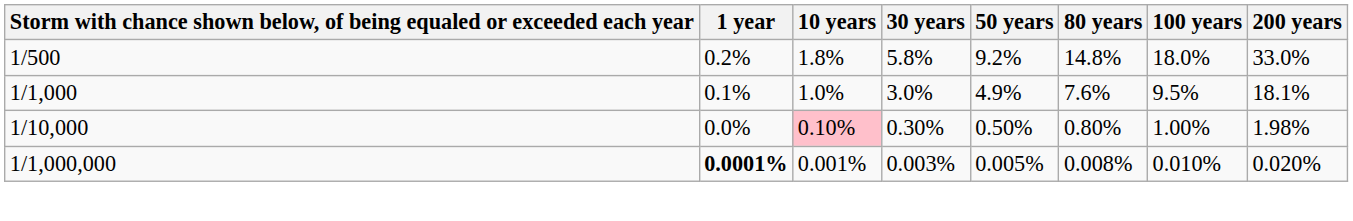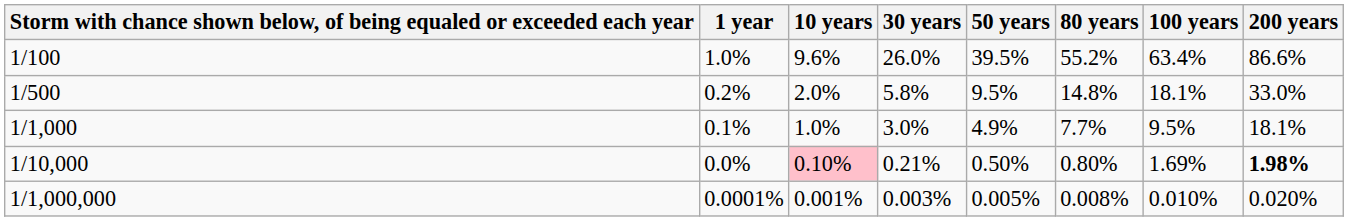+ row: (35, 57)
(821, 57) 1.8% -> (817, 92) 2.0%
(998, 57) 9.2% -> (995, 92) 9.5%
(1181, 57) 18.0% -> (1178, 92) 18.1%
(1087, 92) 7.6% -> (1083, 127) 7.7%
(915, 127) 0.30% -> (911, 163) 0.21%
(1181, 127) 1.00% -> (1178, 163) 1.69%
(1281, 127) normal -> (1279, 163) bold
(746, 163) bold -> (744, 198) normal
